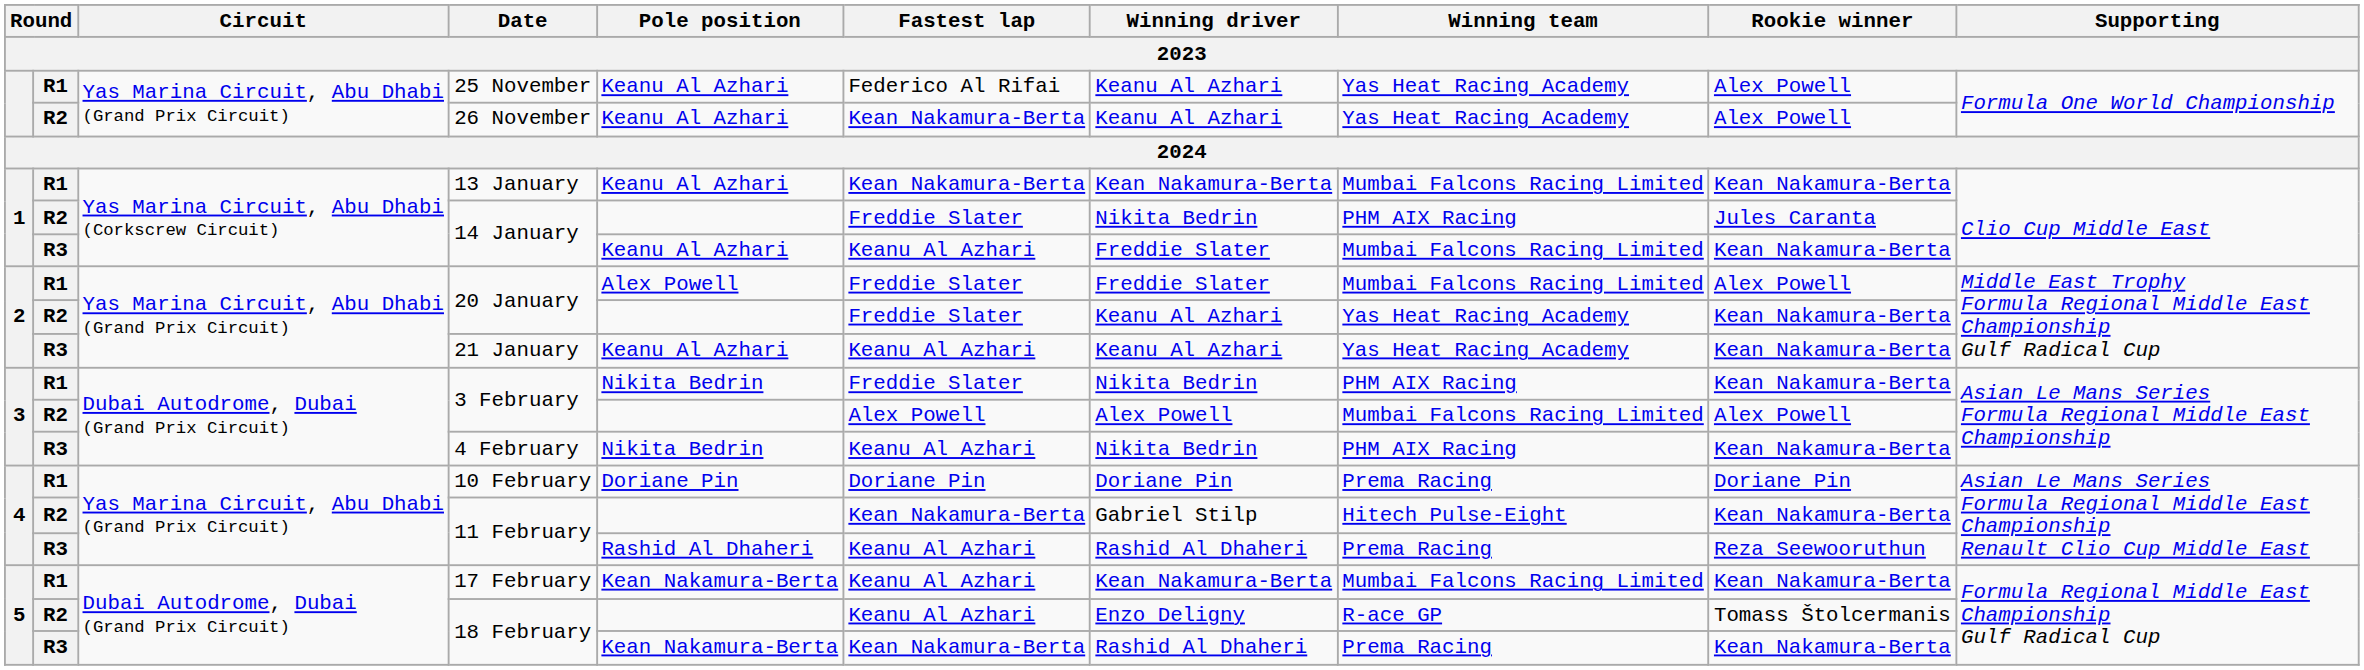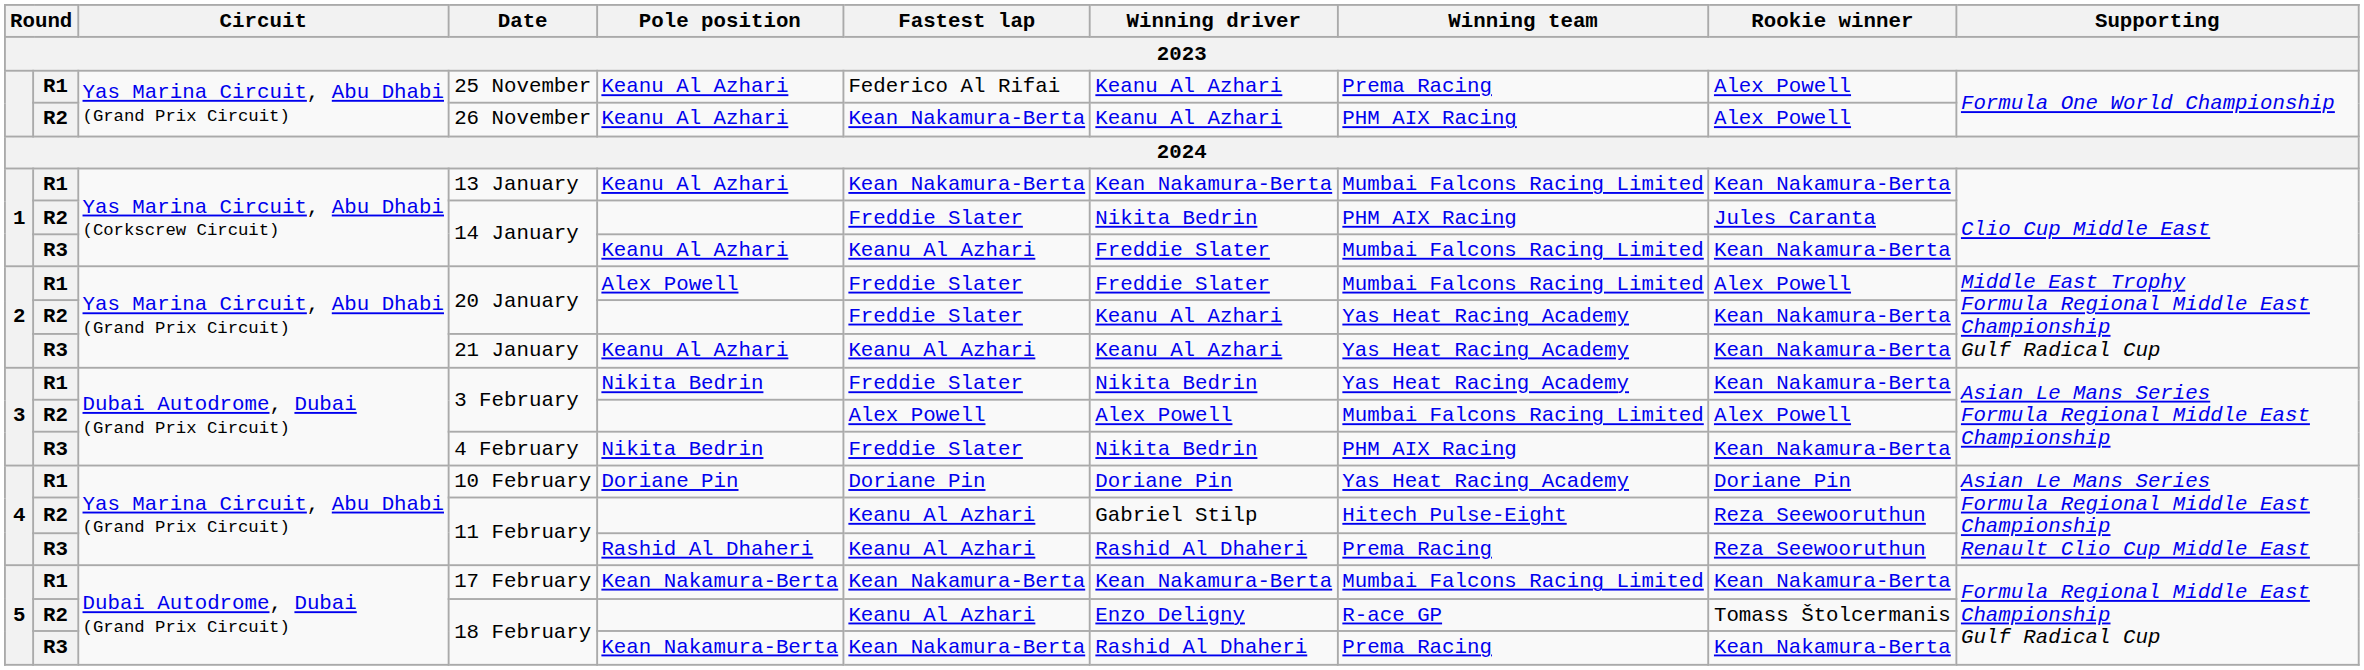(1486, 87) Yas Heat Racing Academy -> (1417, 87) Prema Racing
(1486, 120) Yas Heat Racing Academy -> (1430, 120) PHM AIX Racing
(1430, 384) PHM AIX Racing -> (1486, 384) Yas Heat Racing Academy
(942, 449) Keanu Al Azhari -> (936, 449) Freddie Slater
(1417, 482) Prema Racing -> (1486, 482) Yas Heat Racing Academy
(967, 516) Kean Nakamura-Berta -> (942, 516) Keanu Al Azhari
(1832, 516) Kean Nakamura-Berta -> (1820, 516) Reza Seewooruthun
(942, 582) Keanu Al Azhari -> (967, 582) Kean Nakamura-Berta
